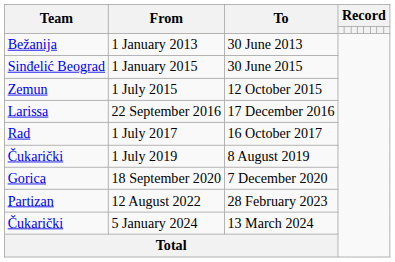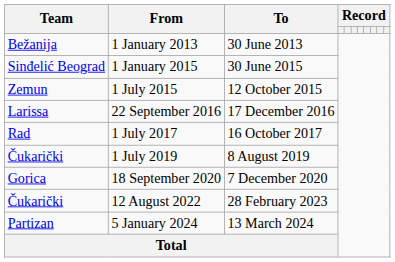(31, 200) Partizan -> (35, 200) Čukarički
(35, 223) Čukarički -> (31, 223) Partizan
